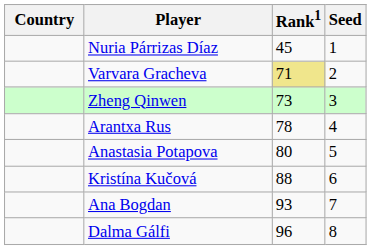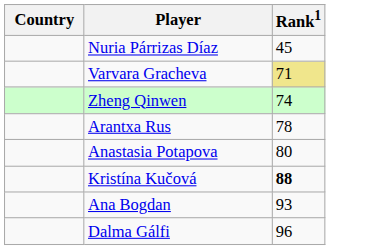- column: (345, 19)
(284, 100) 73 -> (284, 100) 74
(284, 178) normal -> (284, 178) bold
